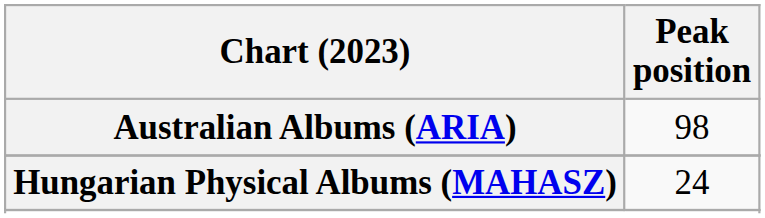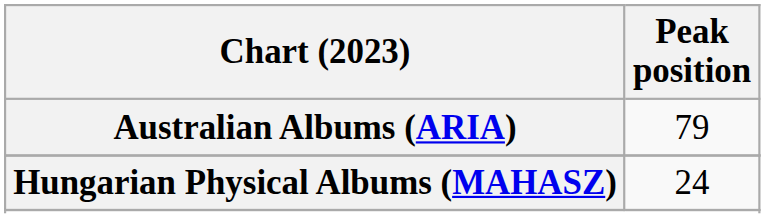(692, 126) 98 -> (692, 126) 79
